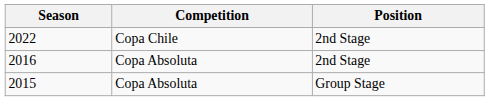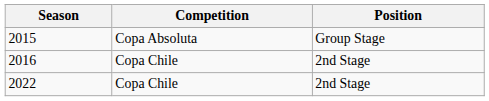rows swapped: (22, 84) <-> (22, 38)
(156, 61) Copa Absoluta -> (147, 61) Copa Chile
